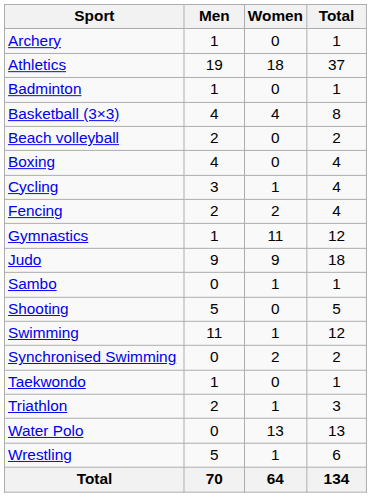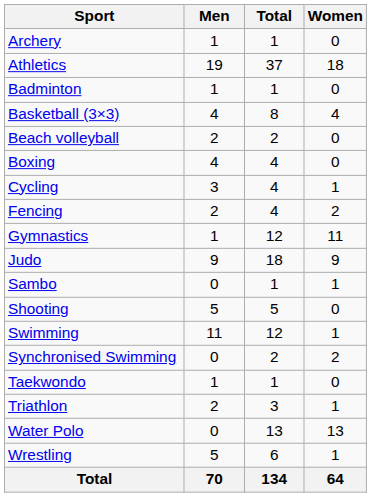columns swapped: (275, 16) <-> (336, 16)
